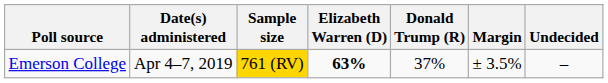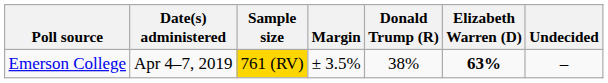columns swapped: (497, 36) <-> (349, 27)
(430, 63) 37% -> (404, 63) 38%
